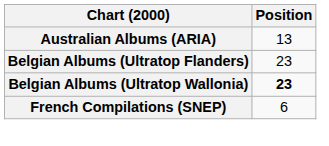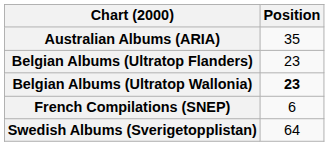(284, 38) 13 -> (292, 38) 35
+ row: (132, 130)
